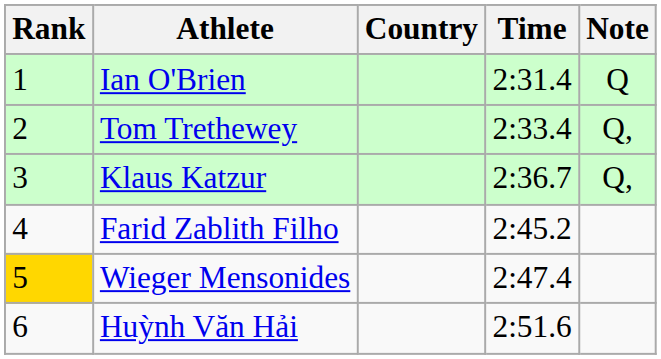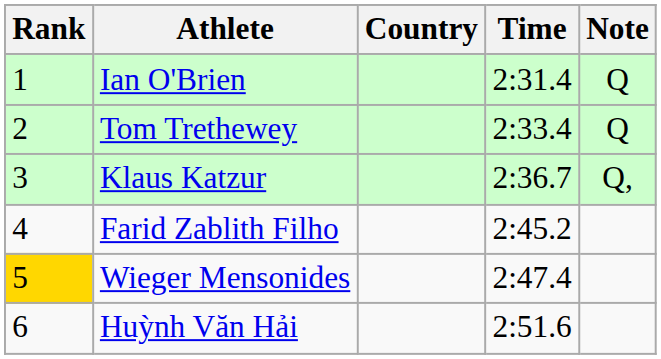(618, 128) Q, -> (618, 128) Q
